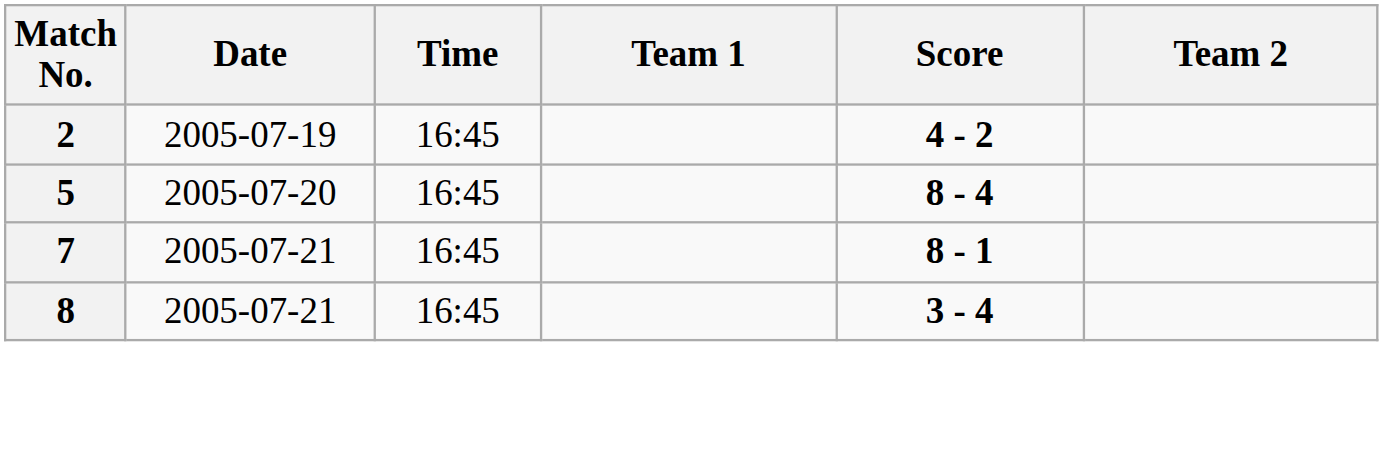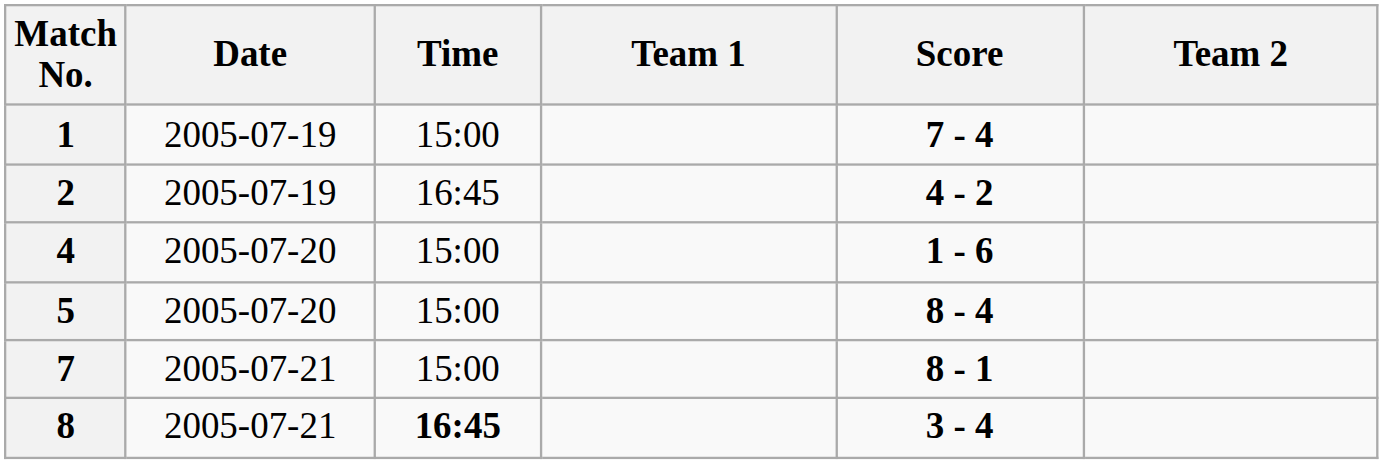+ row: (66, 134)
+ row: (66, 251)
(458, 192) 16:45 -> (458, 309) 15:00
(458, 251) 16:45 -> (458, 368) 15:00
(458, 309) normal -> (458, 427) bold
